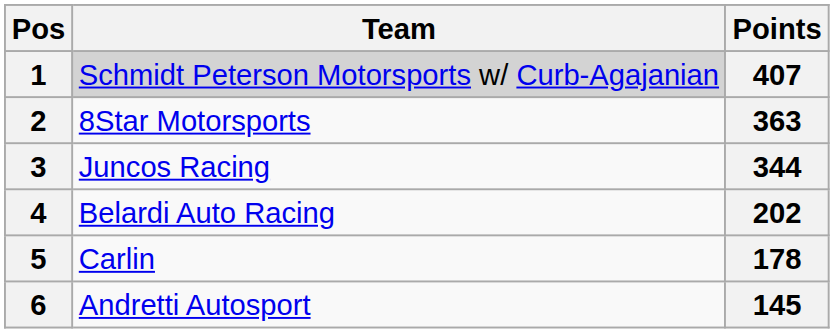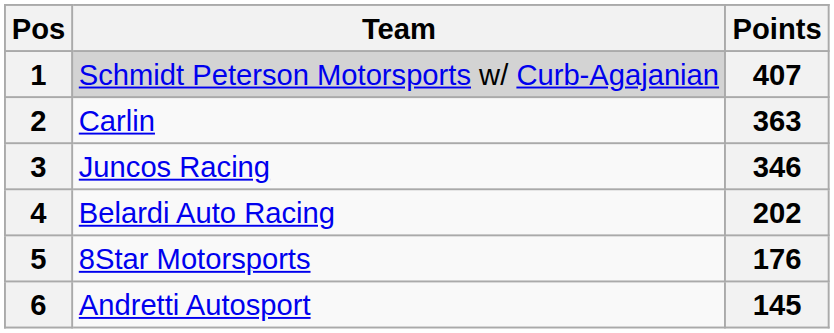(195, 121) 8Star Motorsports -> (117, 121) Carlin
(777, 167) 344 -> (777, 167) 346
(117, 259) Carlin -> (195, 259) 8Star Motorsports
(777, 259) 178 -> (777, 259) 176
